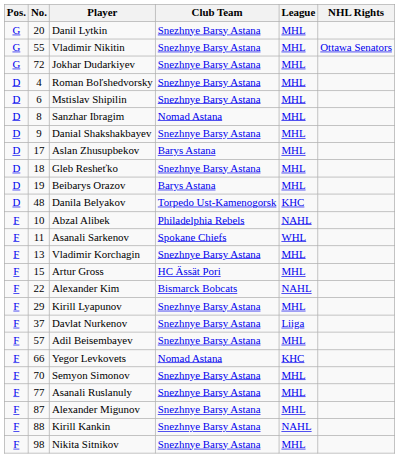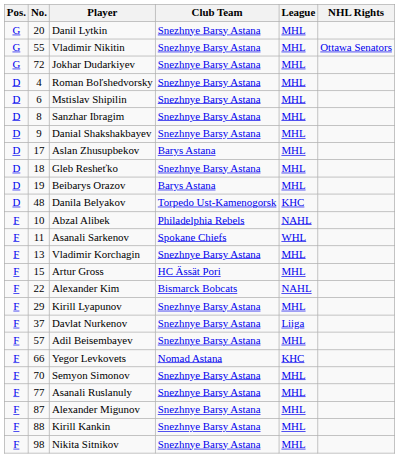(190, 116) Nomad Astana -> (209, 116) Snezhnye Barsy Astana
(297, 427) NAHL -> (293, 427) MHL
